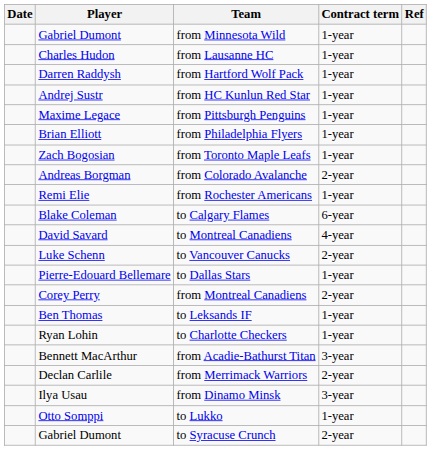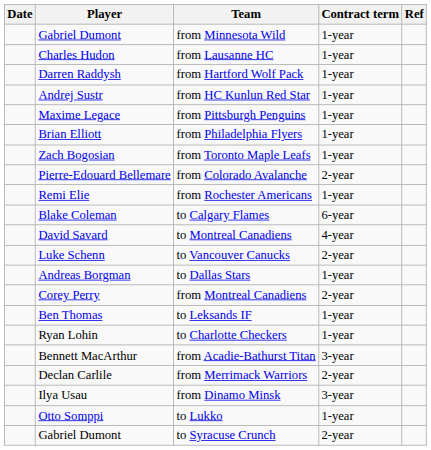(84, 174) Andreas Borgman -> (105, 174) Pierre-Edouard Bellemare
(105, 275) Pierre-Edouard Bellemare -> (84, 275) Andreas Borgman
